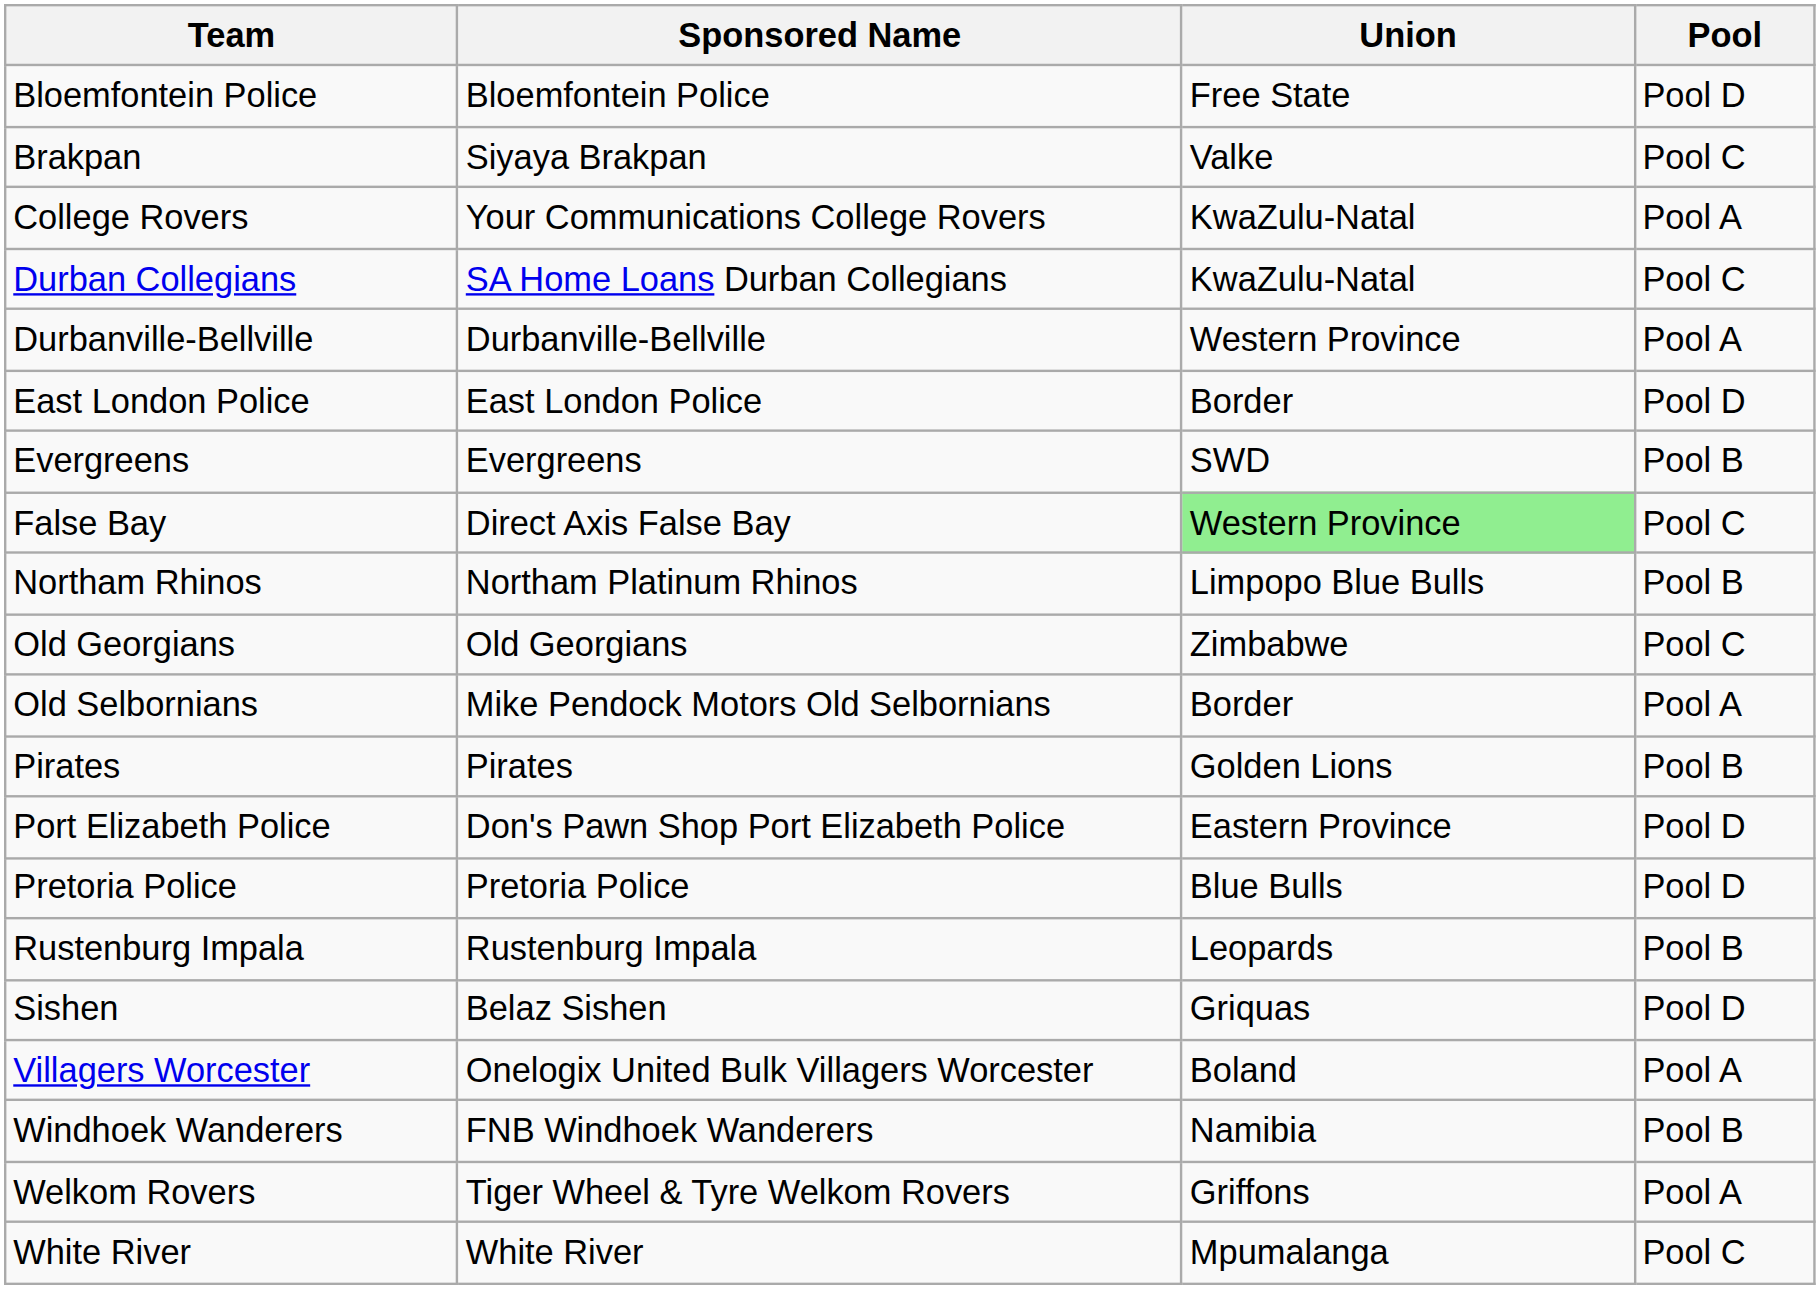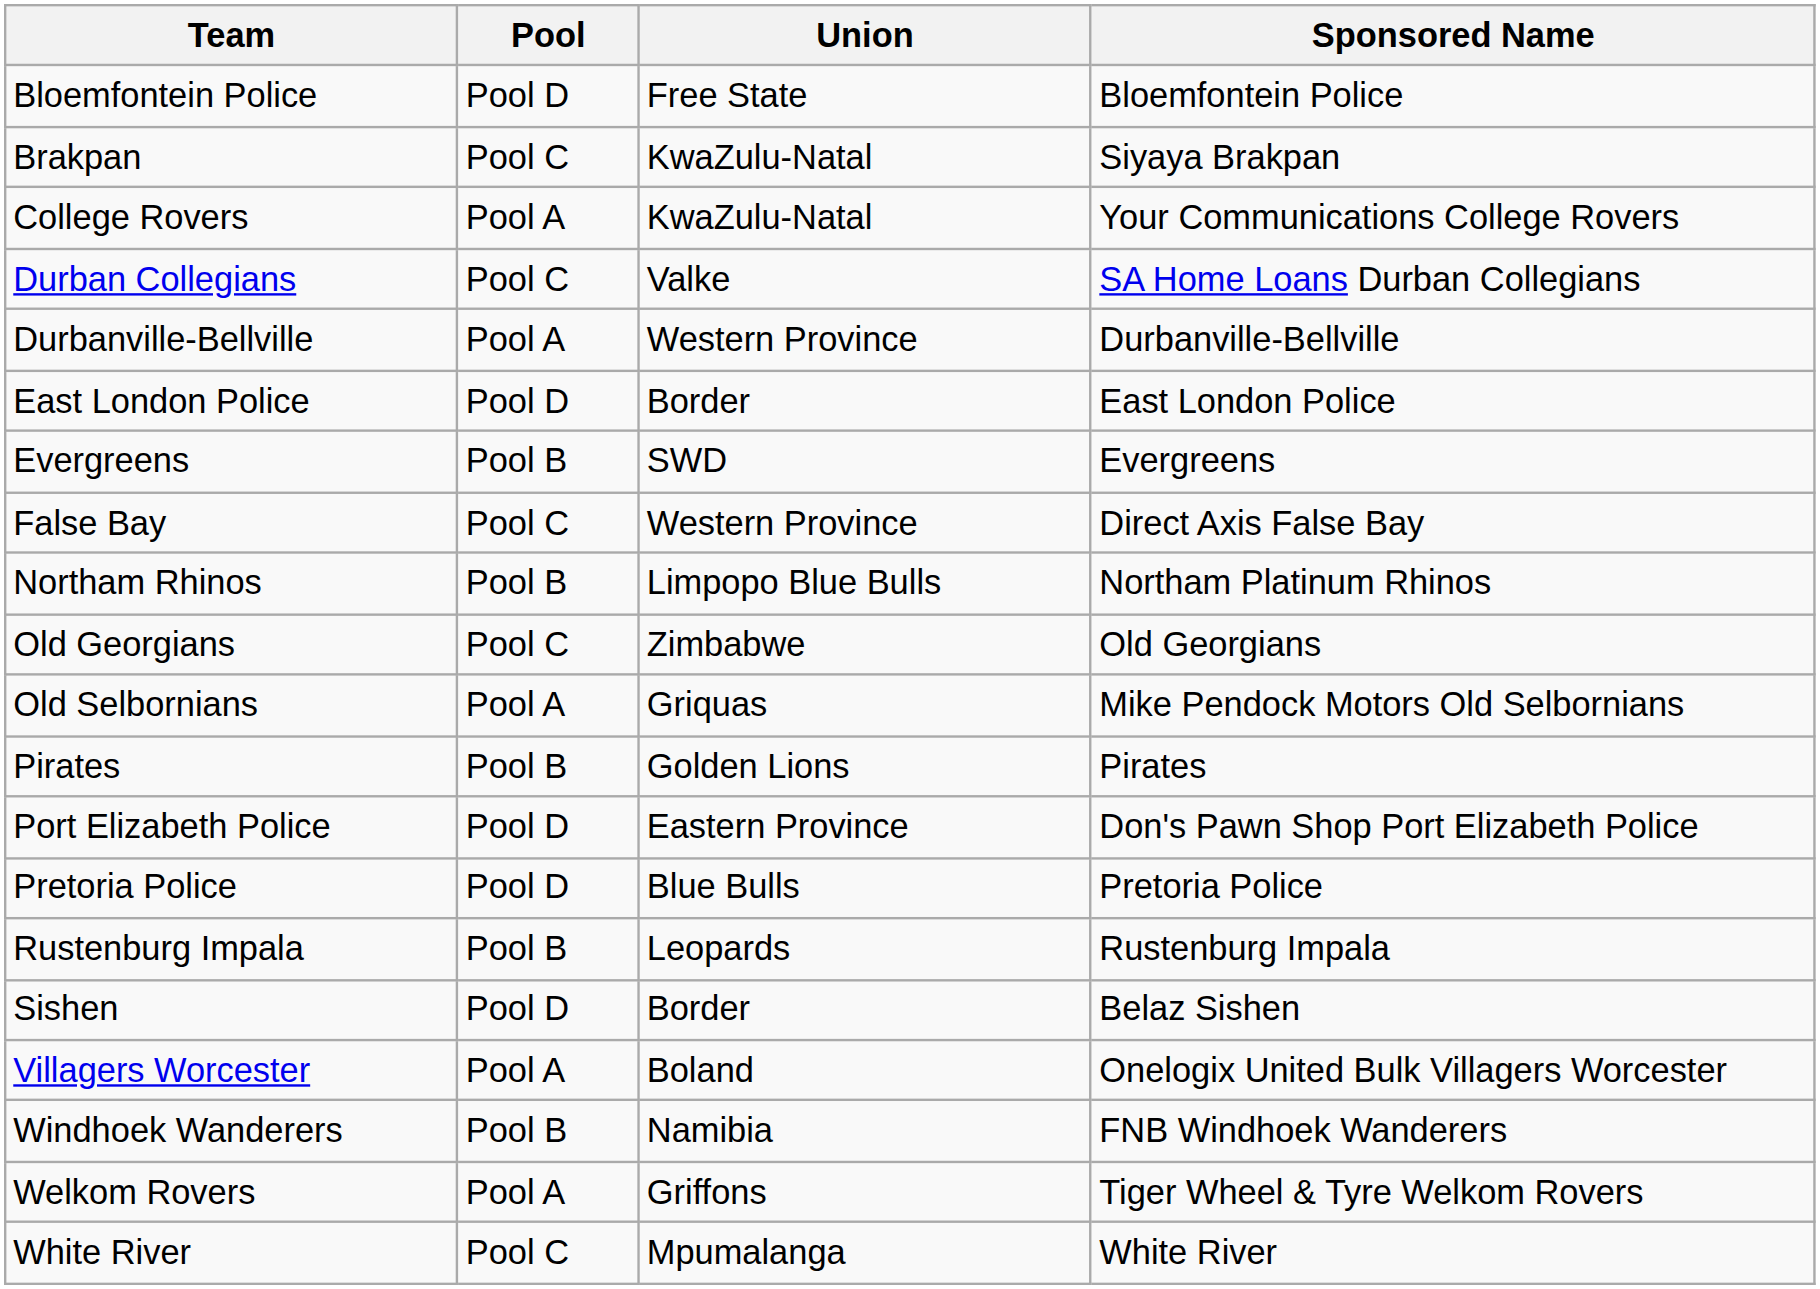columns swapped: (820, 35) <-> (1725, 35)
(1232, 157) Valke -> (760, 157) KwaZulu-Natal
(1303, 279) KwaZulu-Natal -> (689, 279) Valke
(1325, 522) lightgreen background -> (782, 522) no background
(1241, 705) Border -> (707, 705) Griquas
(1250, 1009) Griquas -> (698, 1009) Border
